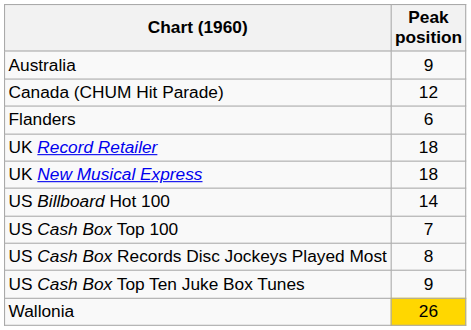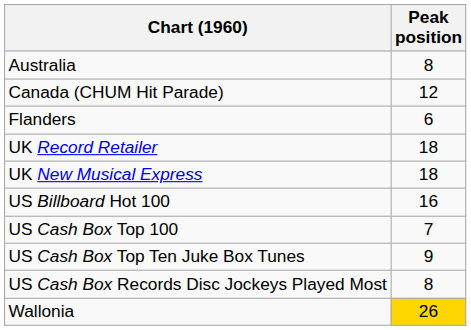(428, 65) 9 -> (428, 65) 8
(428, 202) 14 -> (428, 202) 16
rows swapped: (198, 256) <-> (157, 284)
